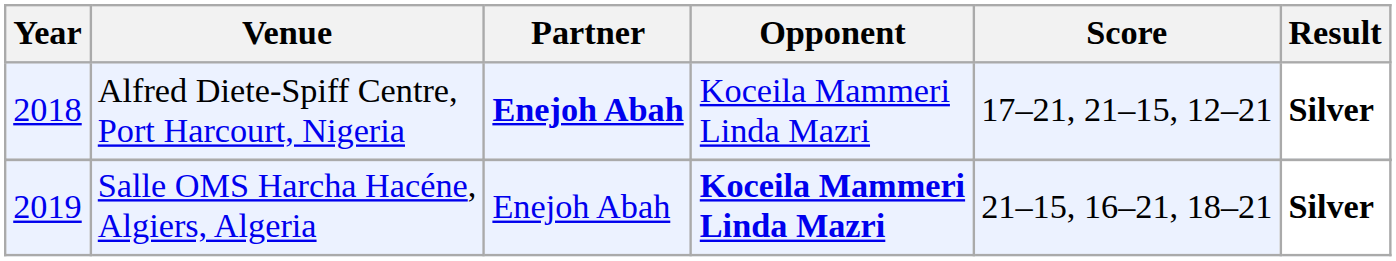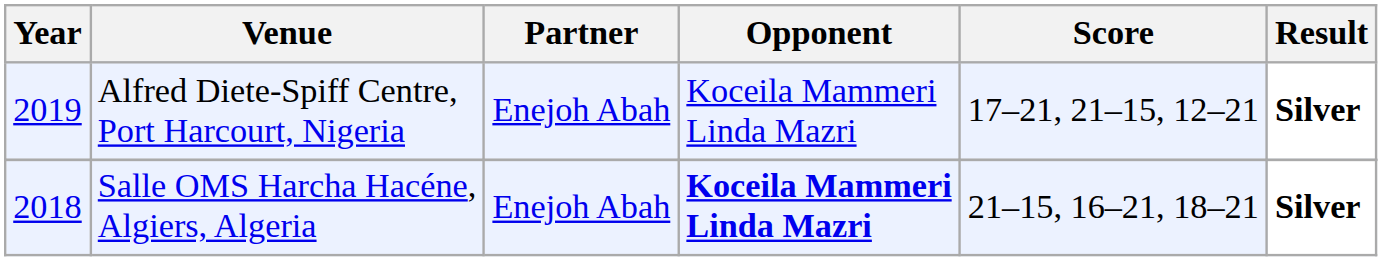(47, 109) 2018 -> (47, 109) 2019
(588, 109) bold -> (581, 109) normal
(47, 206) 2019 -> (47, 206) 2018
